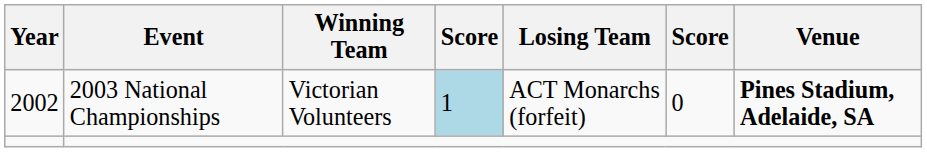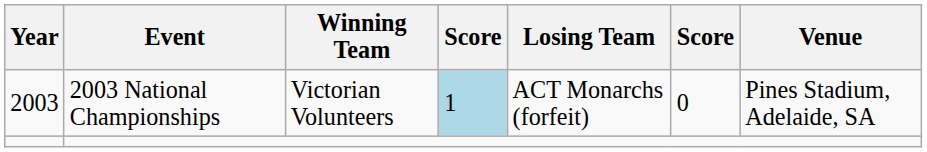(34, 102) 2002 -> (34, 102) 2003
(817, 102) bold -> (818, 102) normal
